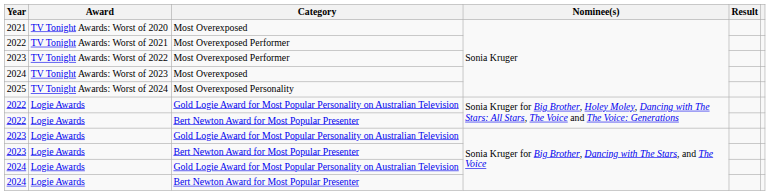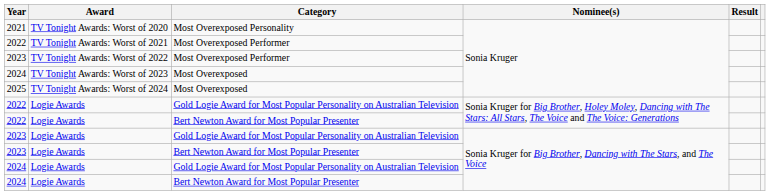(210, 27) Most Overexposed -> (234, 27) Most Overexposed Personality
(234, 89) Most Overexposed Personality -> (210, 89) Most Overexposed
